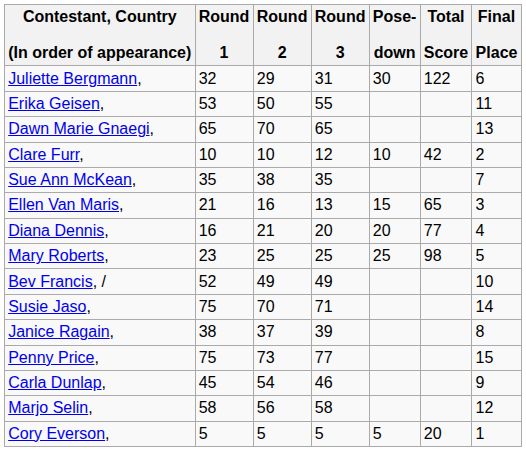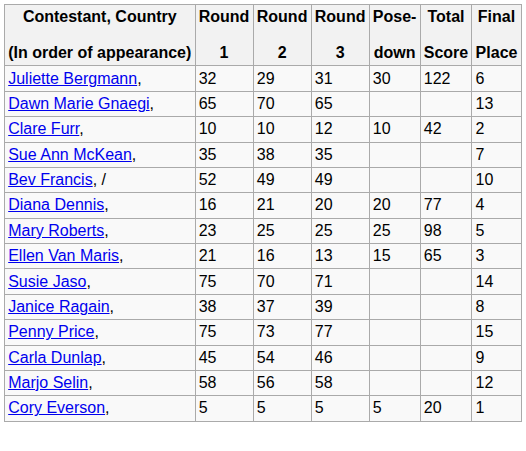- row: (56, 103)
rows swapped: (66, 205) <-> (57, 281)
